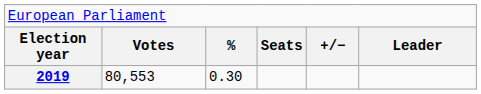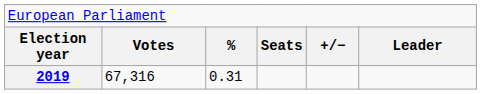(130, 77) 80,553 -> (130, 77) 67,316
(226, 77) 0.30 -> (226, 77) 0.31
